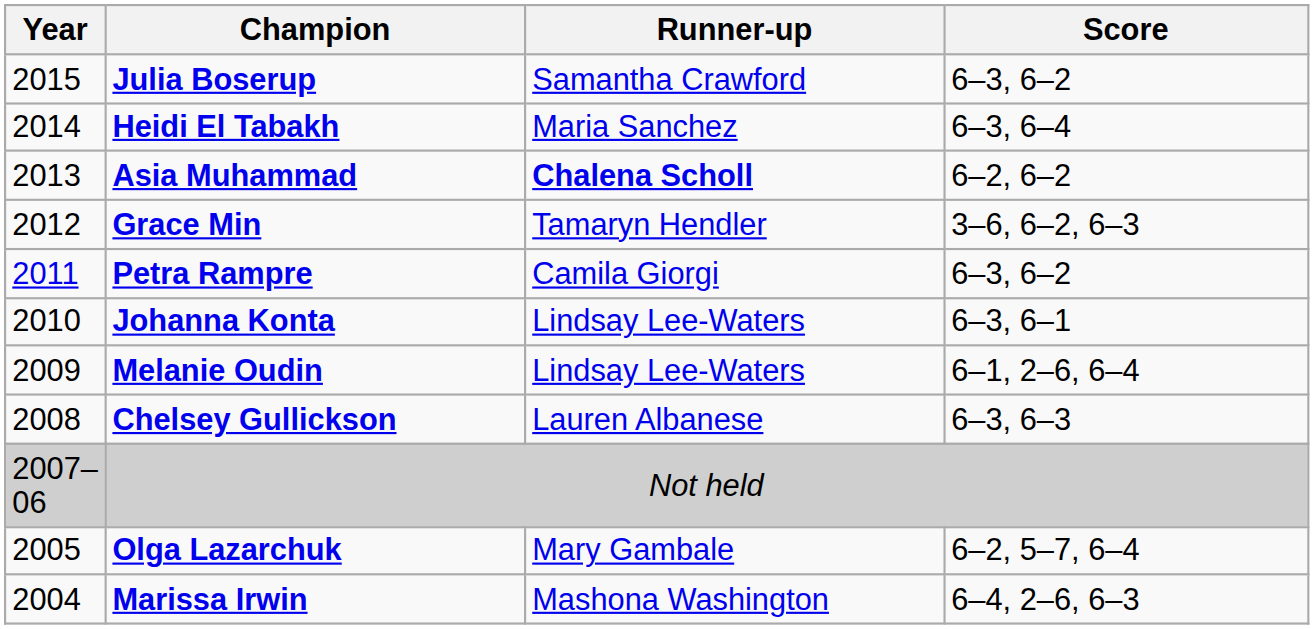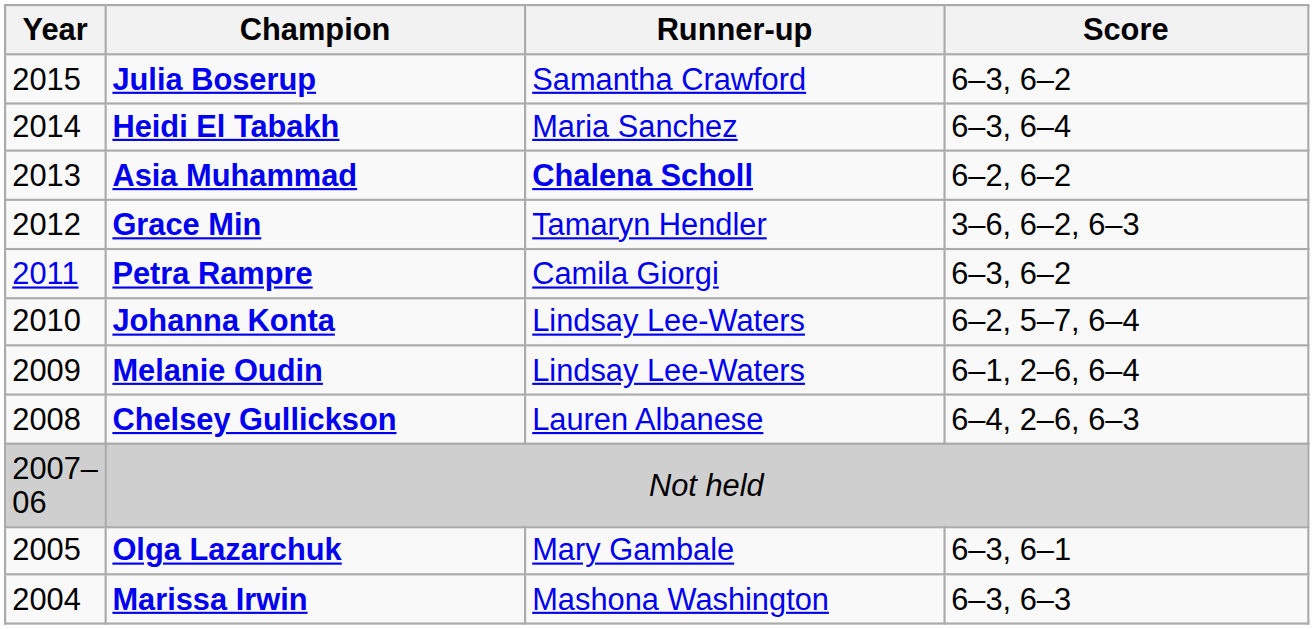(1011, 322) 6–3, 6–1 -> (1045, 322) 6–2, 5–7, 6–4
(1011, 419) 6–3, 6–3 -> (1045, 419) 6–4, 2–6, 6–3
(1045, 551) 6–2, 5–7, 6–4 -> (1011, 551) 6–3, 6–1
(1045, 600) 6–4, 2–6, 6–3 -> (1011, 600) 6–3, 6–3
